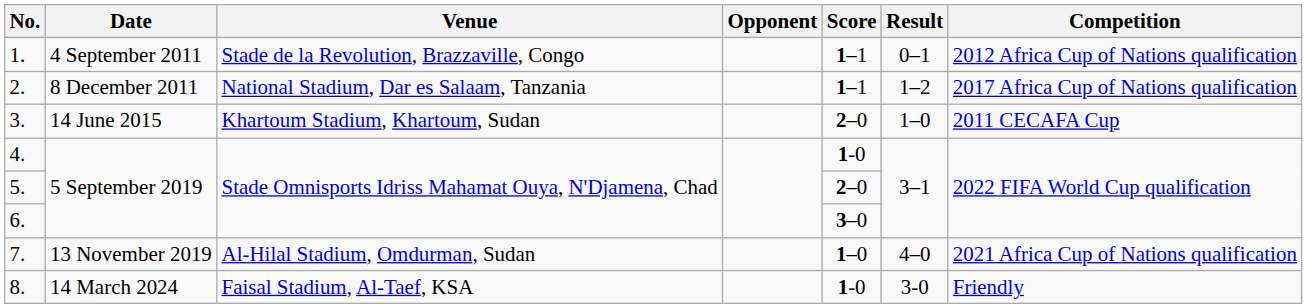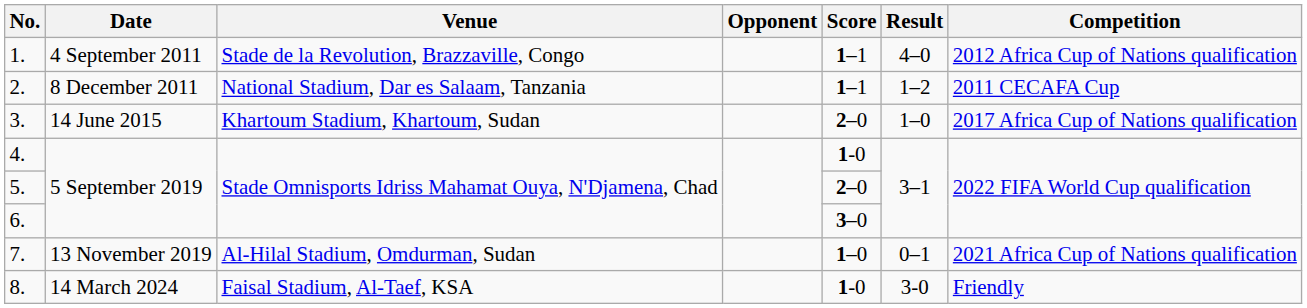(915, 54) 0–1 -> (915, 54) 4–0
(1125, 87) 2017 Africa Cup of Nations qualification -> (1036, 87) 2011 CECAFA Cup
(1036, 120) 2011 CECAFA Cup -> (1125, 120) 2017 Africa Cup of Nations qualification
(915, 253) 4–0 -> (915, 253) 0–1
